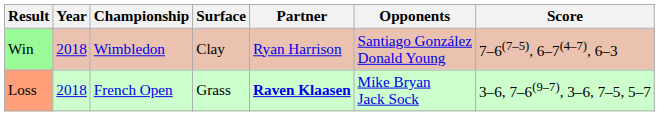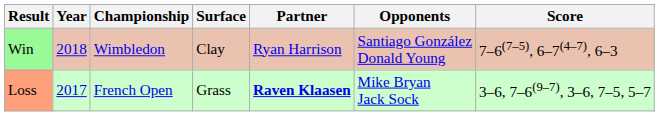(72, 90) 2018 -> (72, 90) 2017
